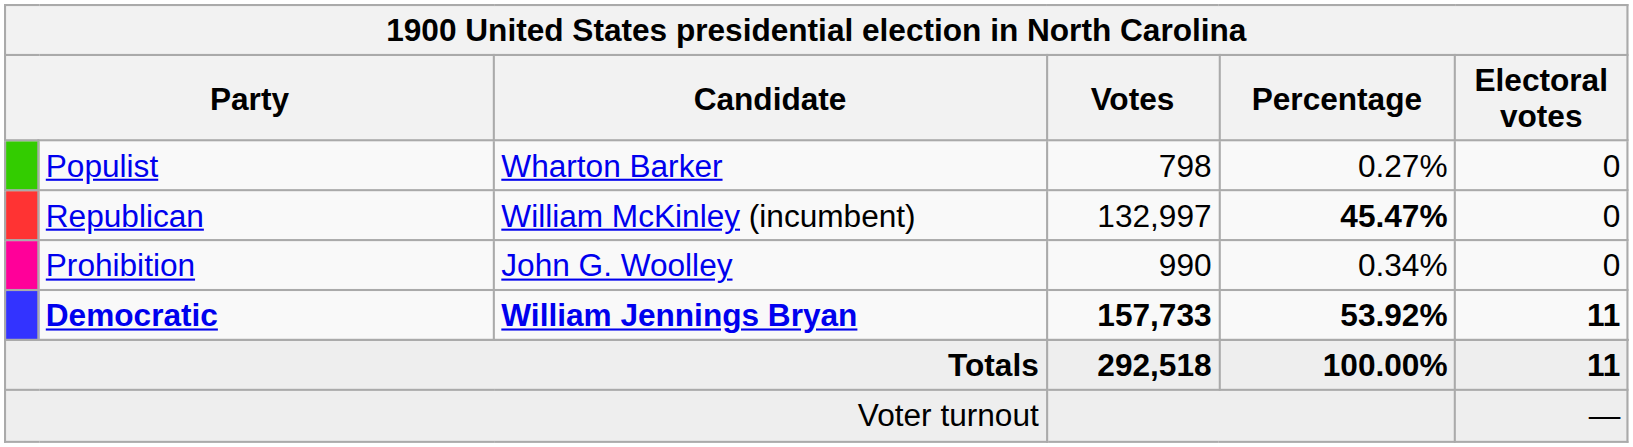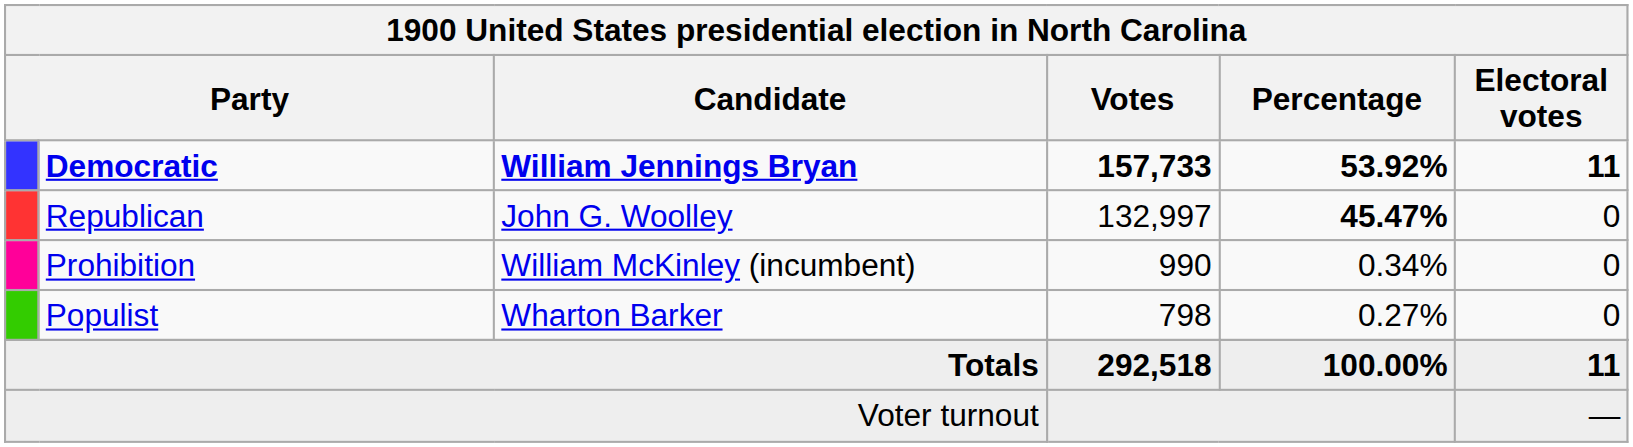rows swapped: (132, 316) <-> (102, 166)
(708, 216) William McKinley (incumbent) -> (617, 216) John G. Woolley
(617, 266) John G. Woolley -> (708, 266) William McKinley (incumbent)
